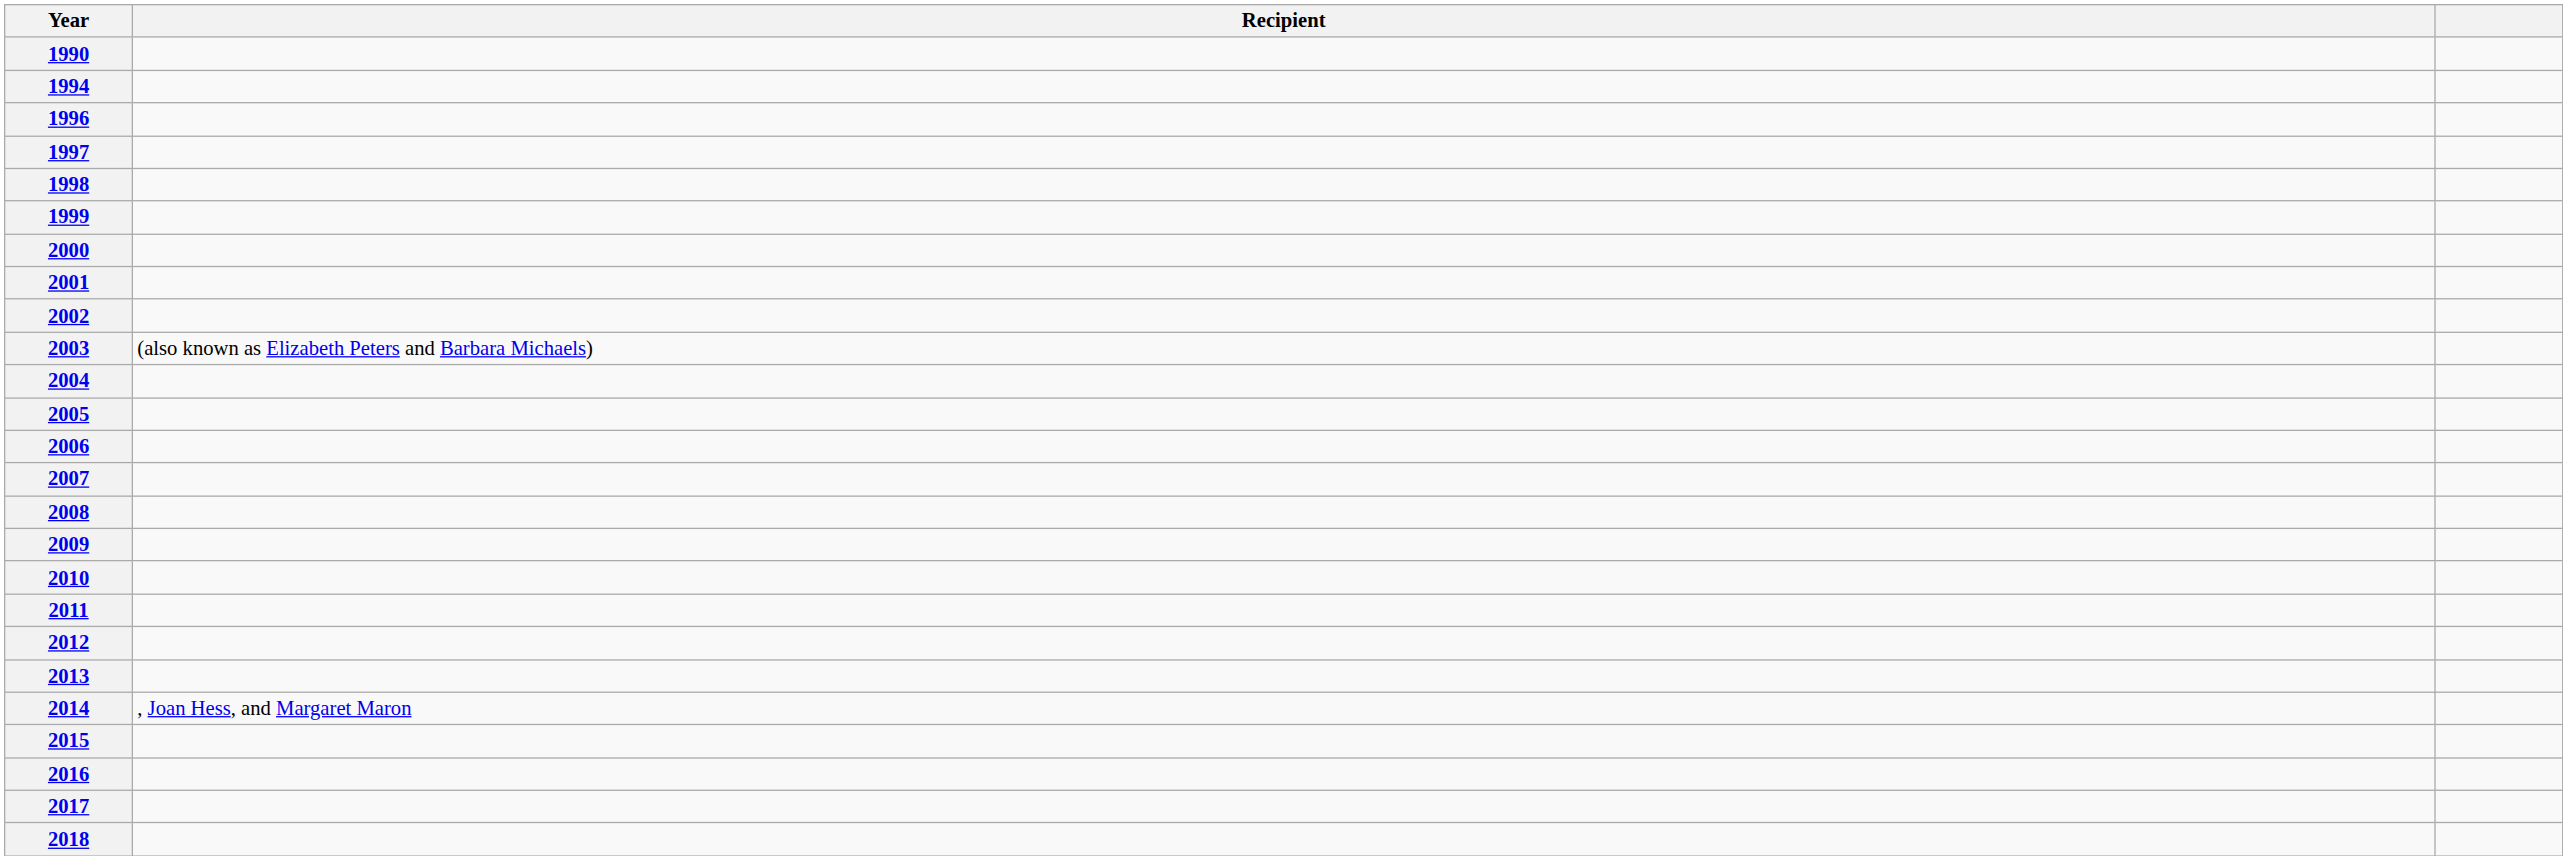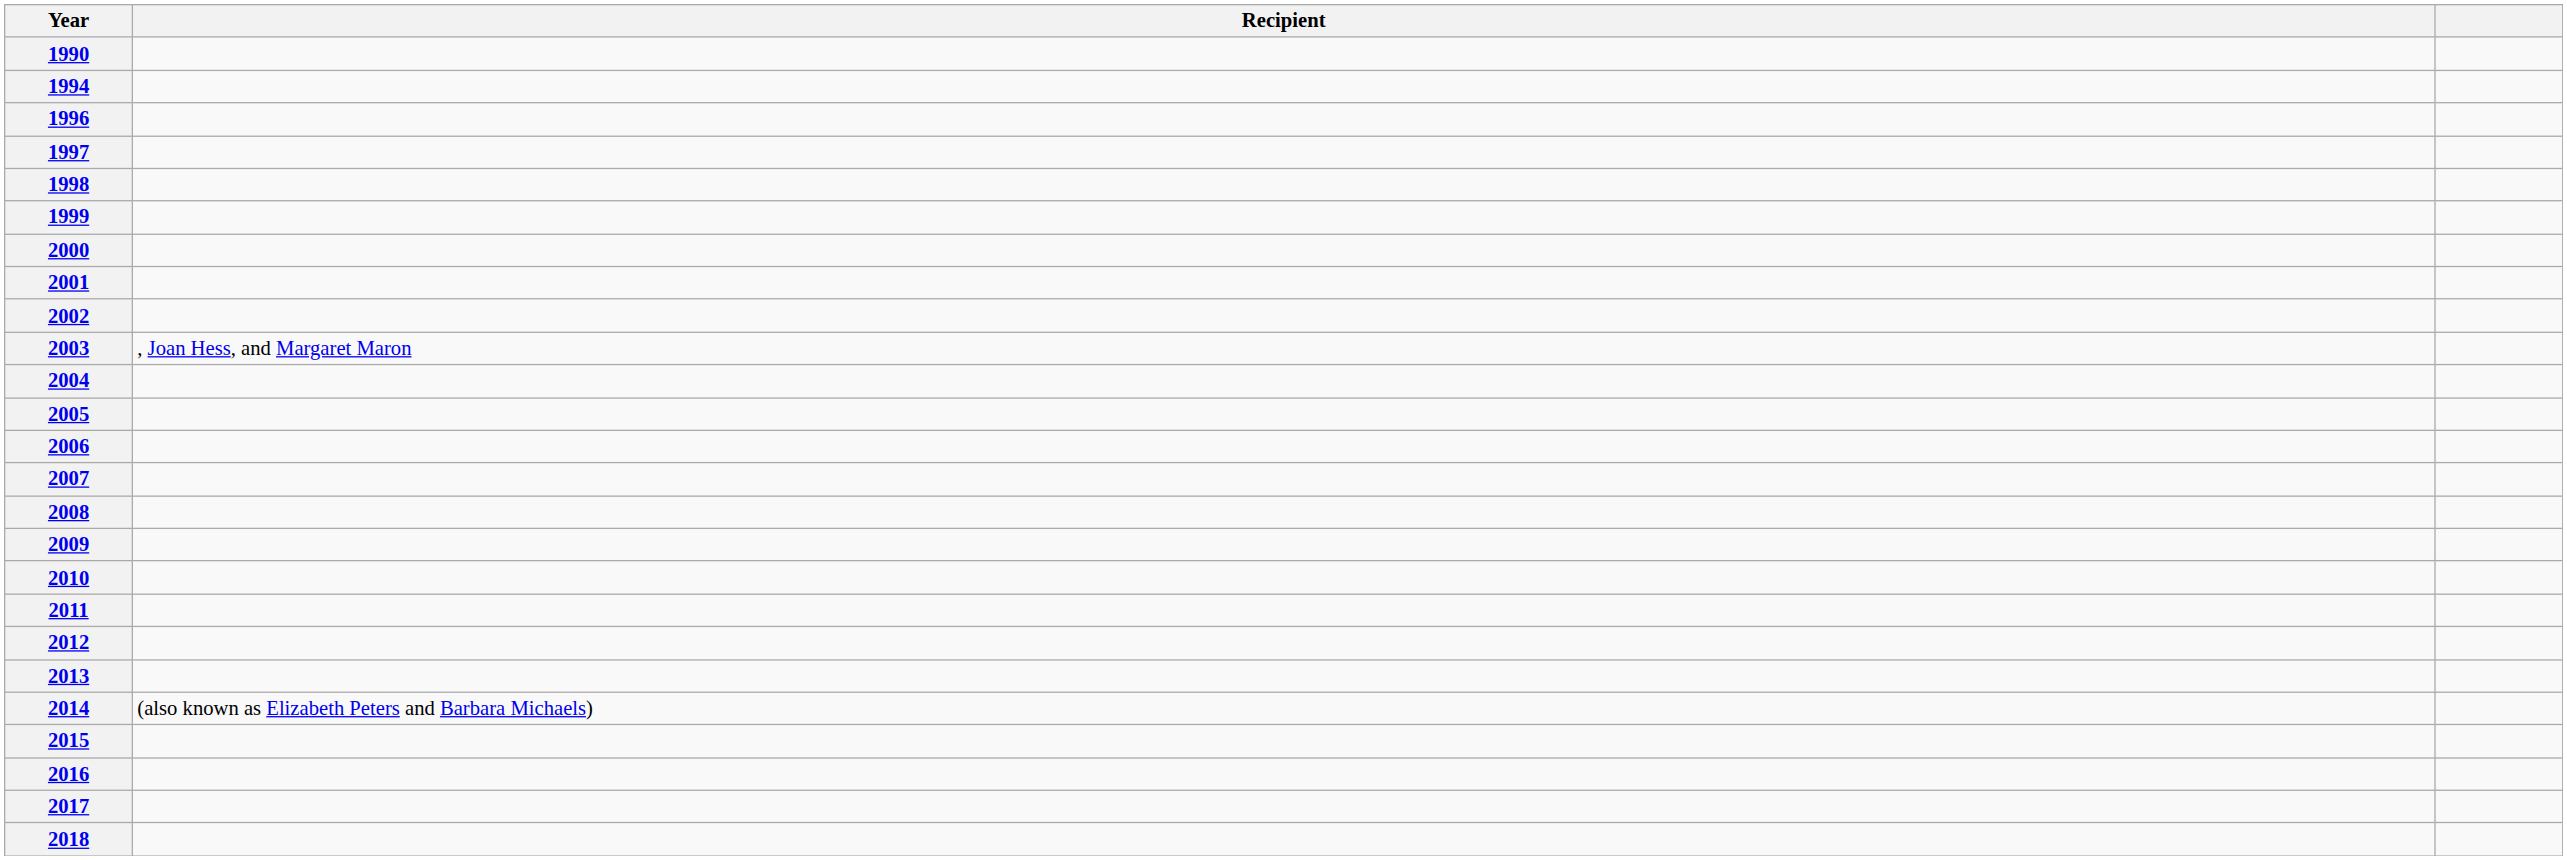(365, 348) (also known as Elizabeth Peters and Barbara Michaels) -> (274, 348) , Joan Hess, and Margaret Maron
(274, 708) , Joan Hess, and Margaret Maron -> (365, 708) (also known as Elizabeth Peters and Barbara Michaels)
